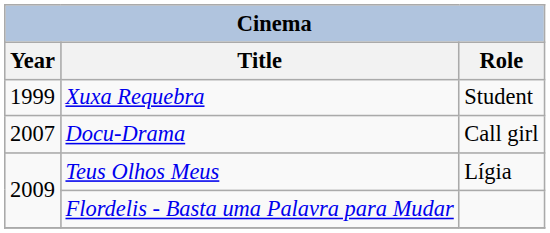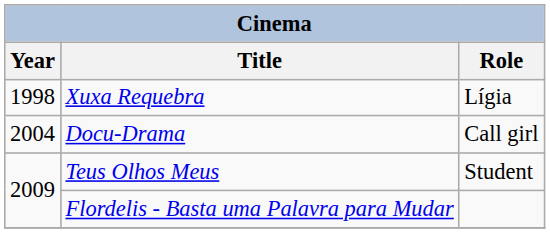(32, 97) 1999 -> (32, 97) 1998
(499, 97) Student -> (488, 97) Lígia
(32, 134) 2007 -> (32, 134) 2004
(488, 171) Lígia -> (499, 171) Student
